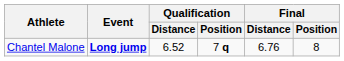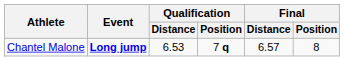(173, 48) 6.52 -> (173, 48) 6.53
(269, 48) 6.76 -> (269, 48) 6.57
